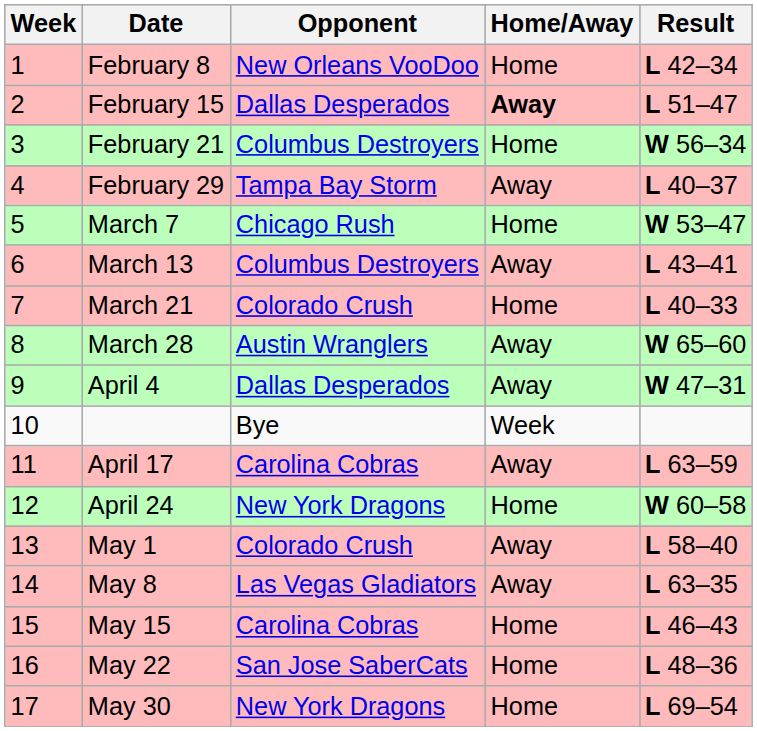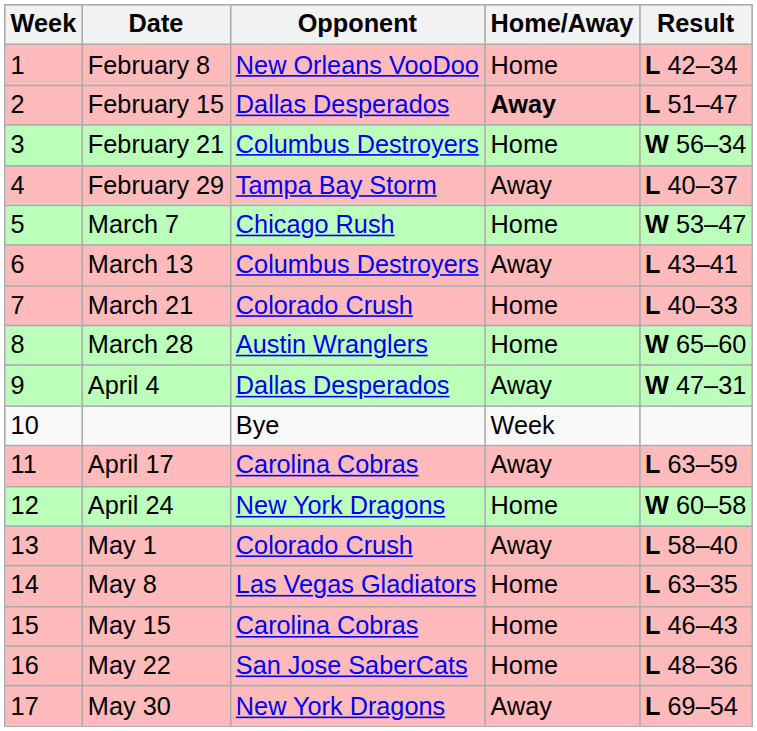(521, 345) Away -> (524, 345) Home
(521, 585) Away -> (524, 585) Home
(524, 706) Home -> (521, 706) Away
